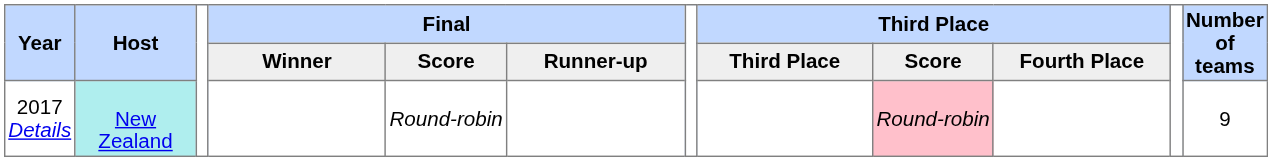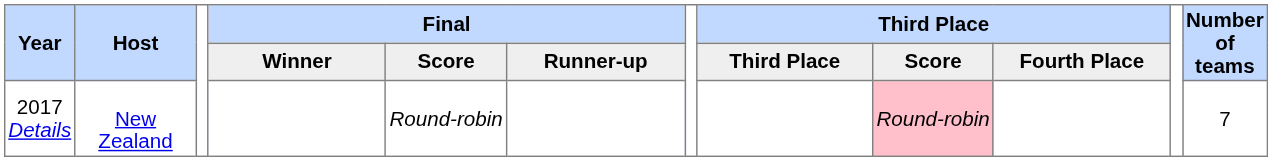(136, 130) paleturquoise background -> (136, 130) no background
(1225, 118) 9 -> (1225, 118) 7
